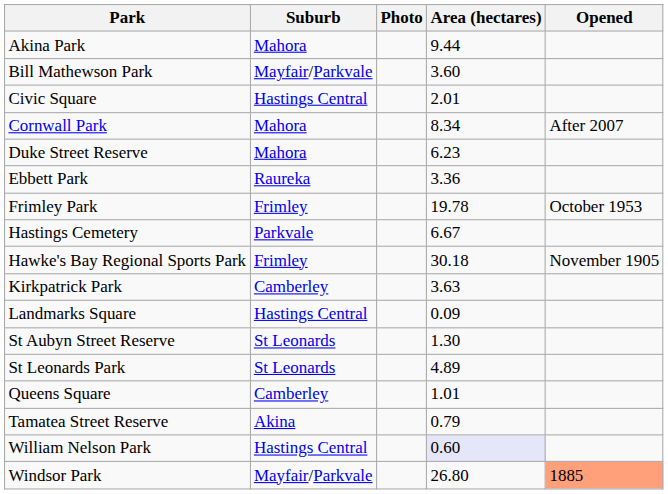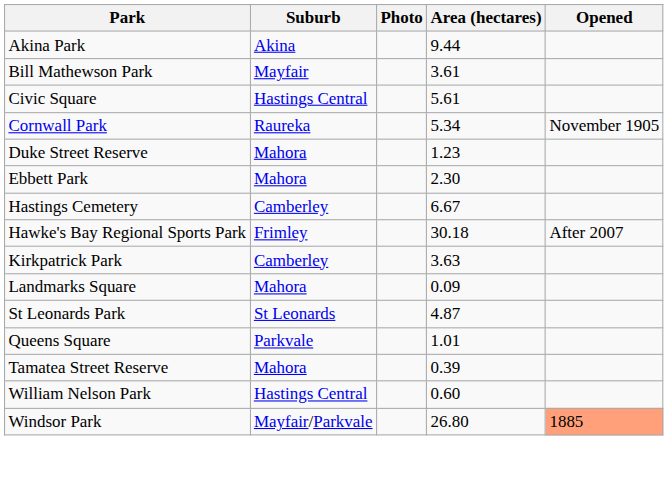(280, 44) Mahora -> (275, 44) Akina
(313, 71) Mayfair/Parkvale -> (281, 71) Mayfair
(445, 71) 3.60 -> (445, 71) 3.61
(445, 98) 2.01 -> (445, 98) 5.61
(280, 125) Mahora -> (282, 125) Raureka
(445, 125) 8.34 -> (445, 125) 5.34
(586, 125) After 2007 -> (604, 125) November 1905
(445, 152) 6.23 -> (445, 152) 1.23
(282, 179) Raureka -> (280, 179) Mahora
(445, 179) 3.36 -> (445, 179) 2.30
- row: (53, 206)
(284, 233) Parkvale -> (291, 206) Camberley
(604, 260) November 1905 -> (586, 233) After 2007
(311, 313) Hastings Central -> (280, 286) Mahora
- row: (92, 340)
(445, 367) 4.89 -> (445, 313) 4.87
(291, 394) Camberley -> (284, 340) Parkvale
(275, 421) Akina -> (280, 367) Mahora
(445, 421) 0.79 -> (445, 367) 0.39
(445, 448) lavender background -> (445, 394) no background
